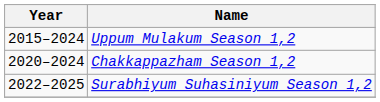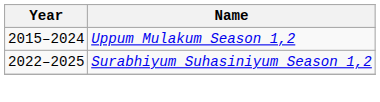- row: (193, 62)
